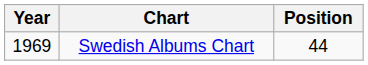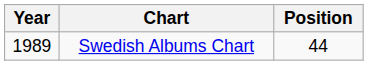(32, 45) 1969 -> (32, 45) 1989
